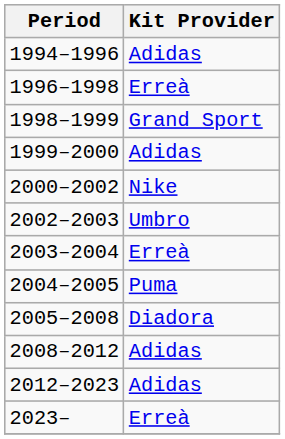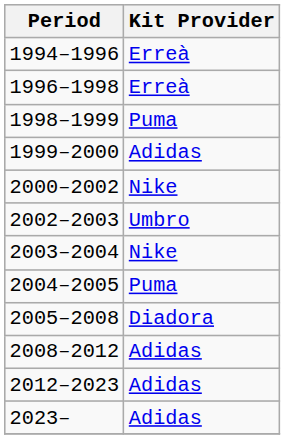(165, 54) Adidas -> (159, 54) Erreà
(196, 120) Grand Sport -> (153, 120) Puma
(159, 253) Erreà -> (153, 253) Nike
(159, 418) Erreà -> (165, 418) Adidas
